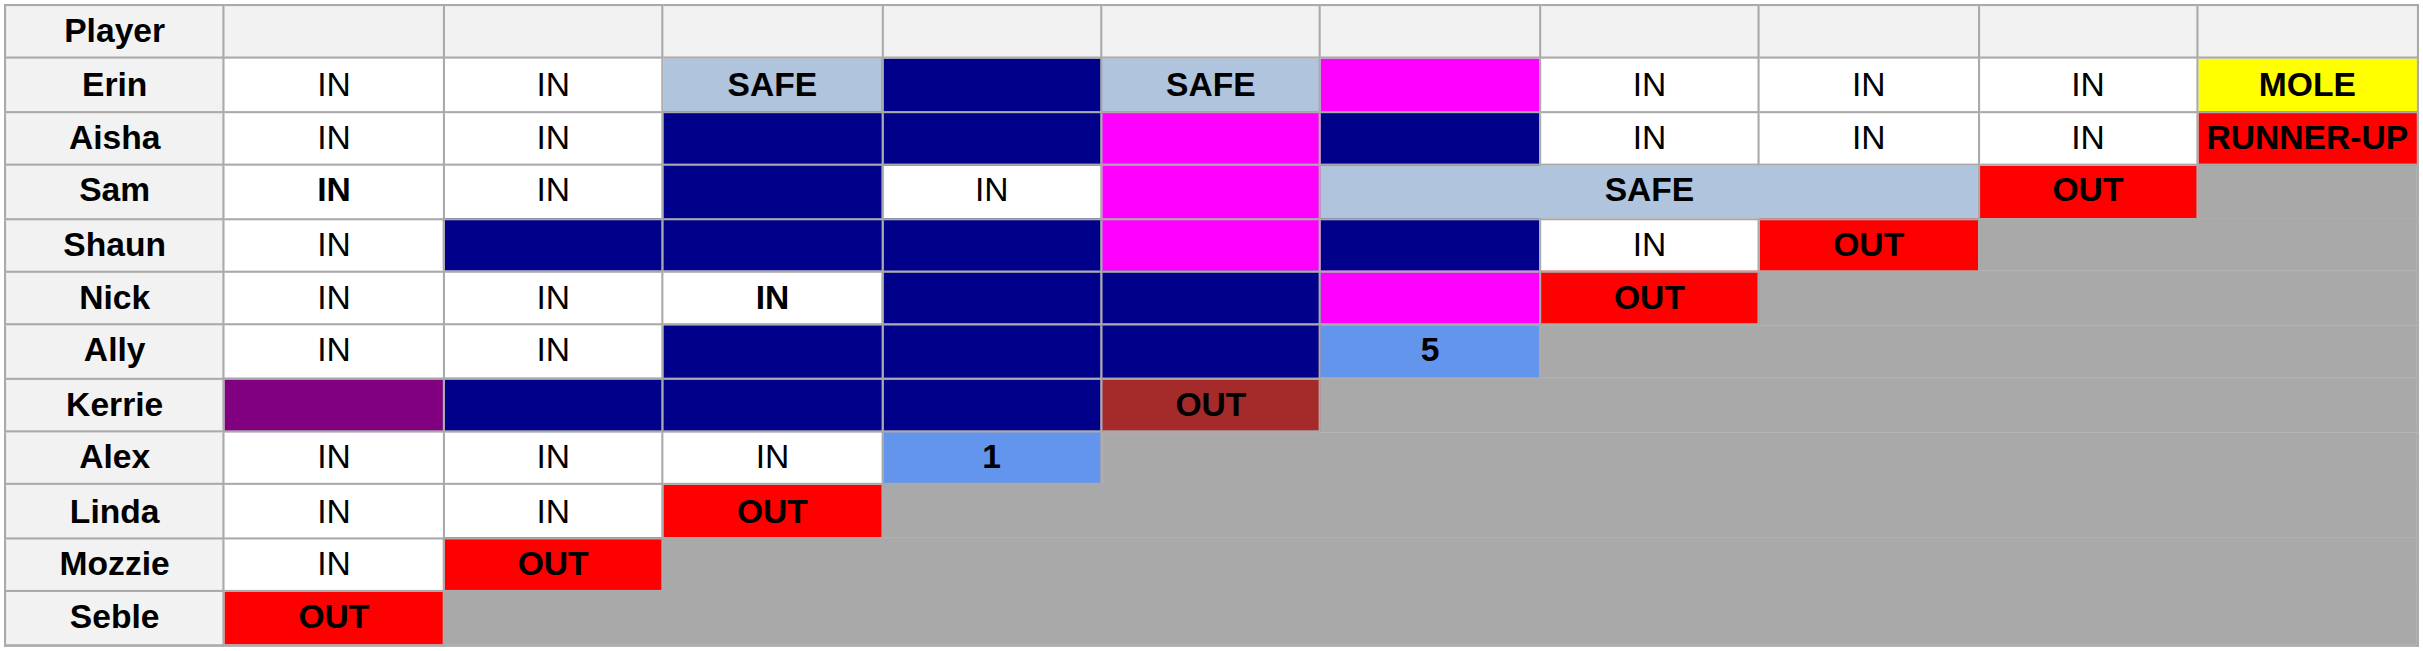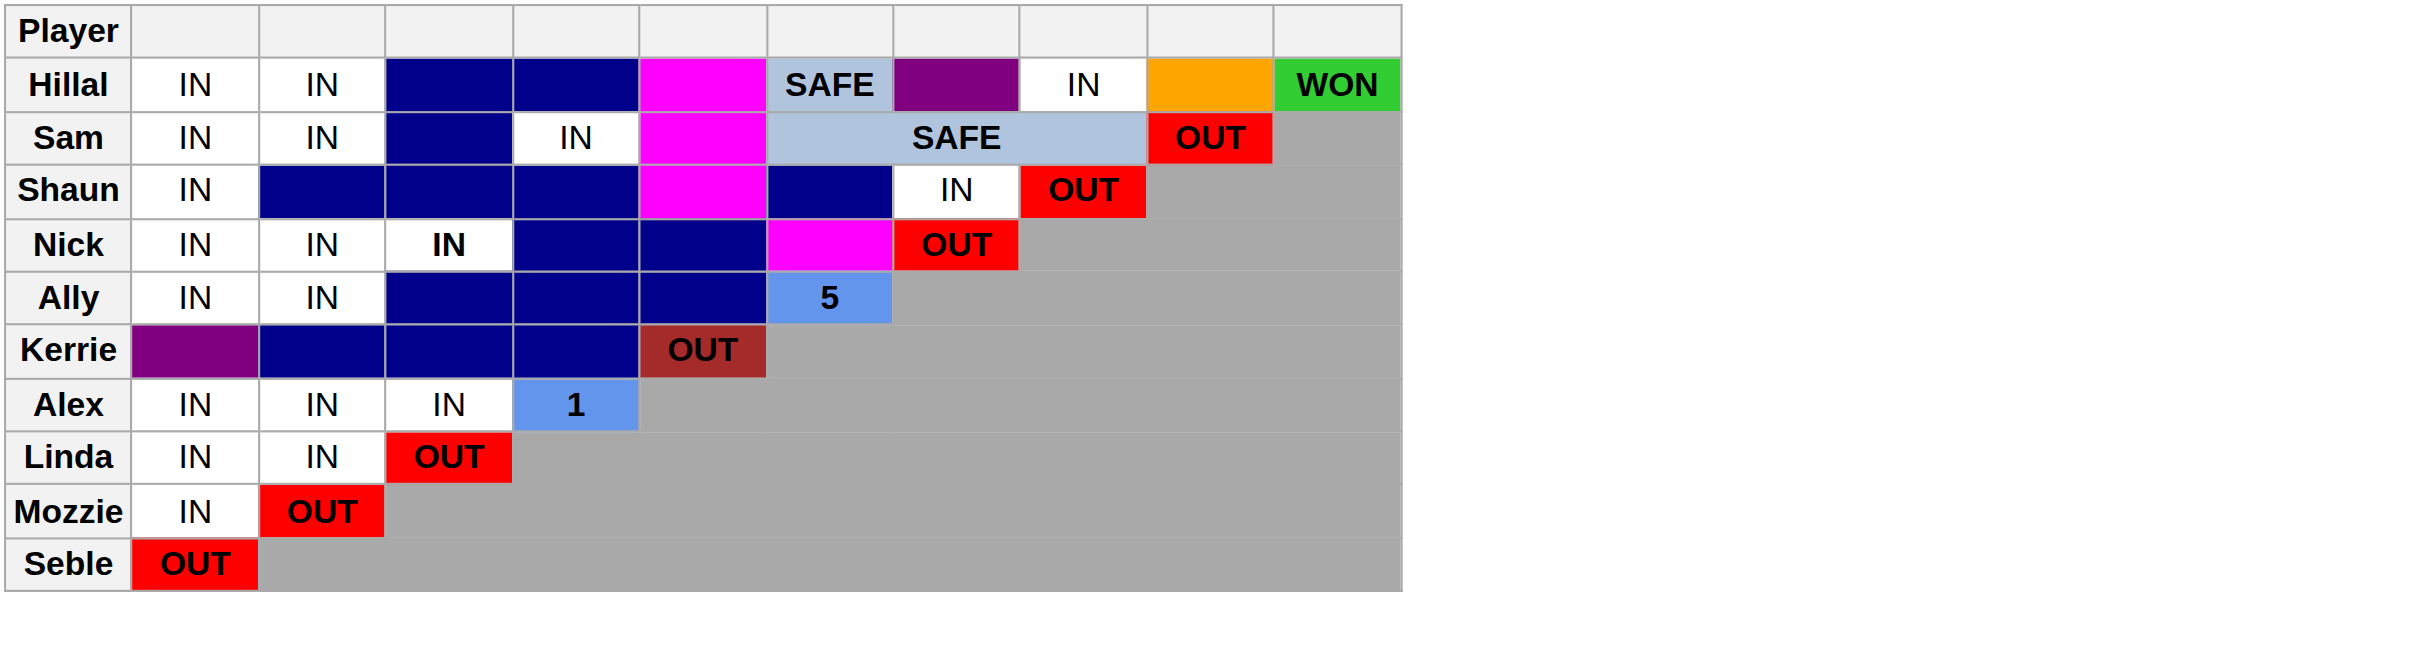- row: (115, 84)
+ row: (68, 84)
- row: (115, 137)
(334, 191) bold -> (195, 137) normal
